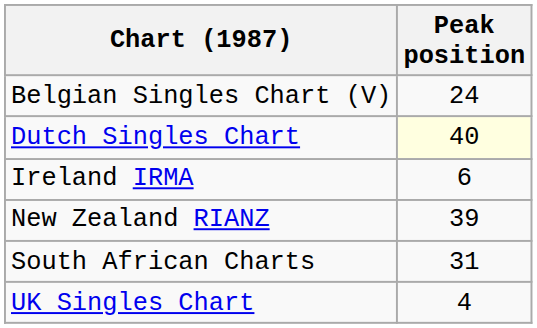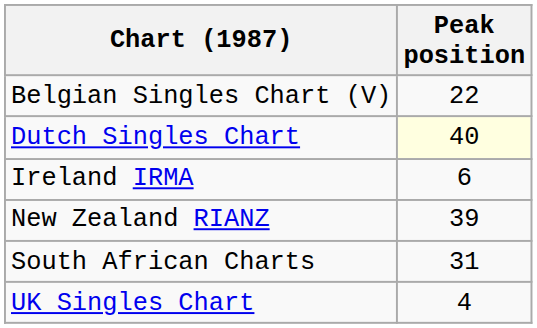(464, 96) 24 -> (464, 96) 22
